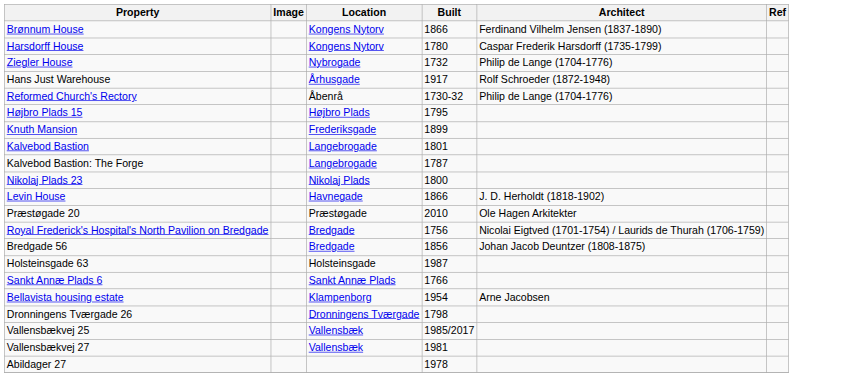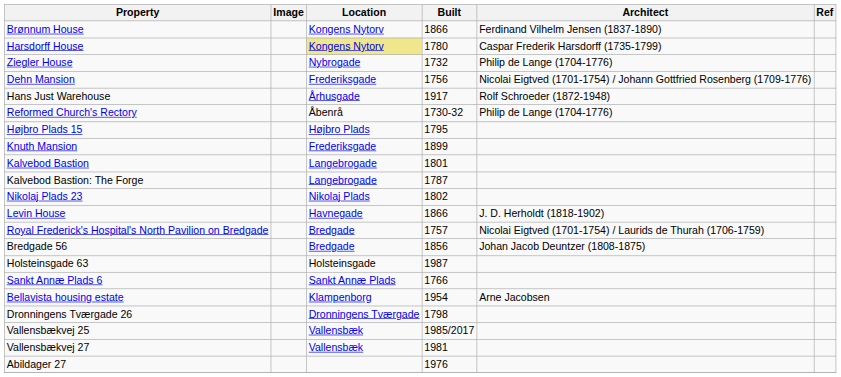(346, 46) no background -> (346, 46) khaki background
+ row: (41, 79)
(436, 180) 1800 -> (436, 197) 1802
- row: (43, 213)
(436, 230) 1756 -> (436, 230) 1757
(436, 364) 1978 -> (436, 364) 1976
